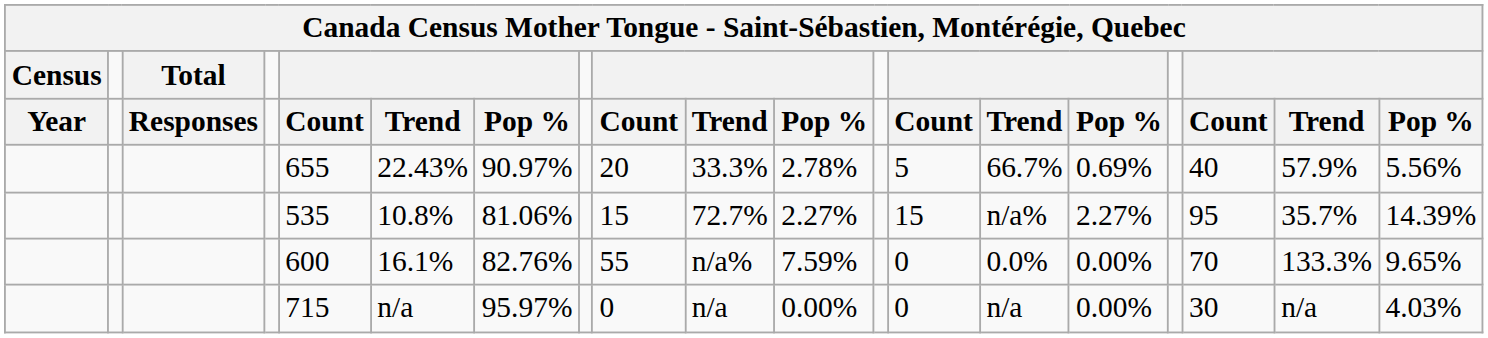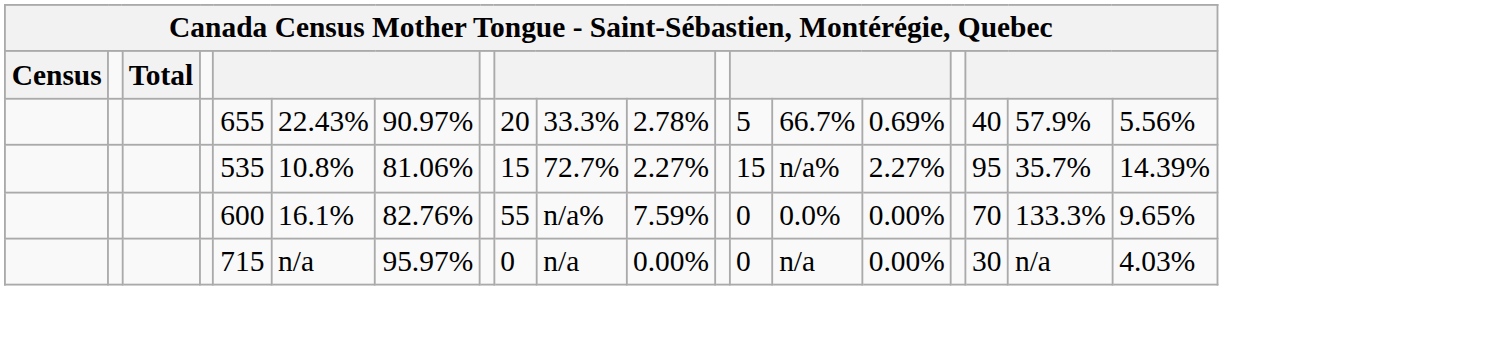- row: (57, 121)
